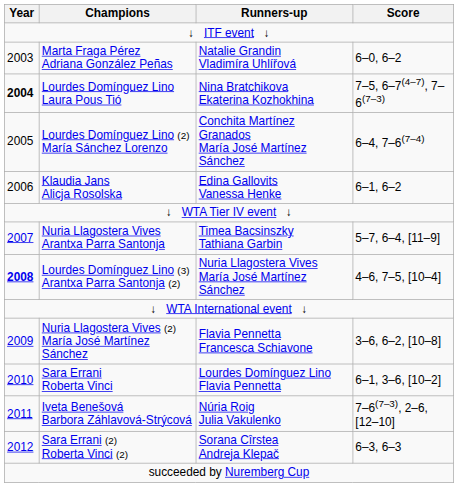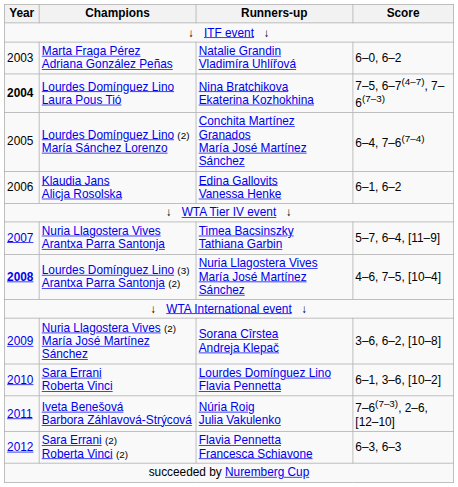(256, 341) Flavia Pennetta Francesca Schiavone -> (239, 341) Sorana Cîrstea Andreja Klepač
(239, 447) Sorana Cîrstea Andreja Klepač -> (256, 447) Flavia Pennetta Francesca Schiavone
